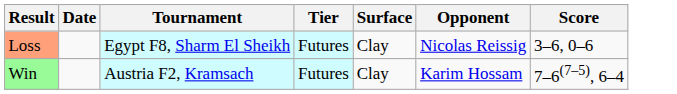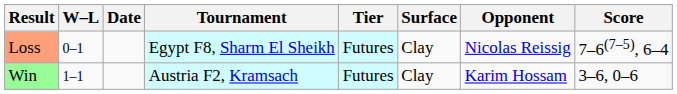+ column: (81, 17)
(564, 44) 3–6, 0–6 -> (624, 47) 7–6(7–5), 6–4
(579, 74) 7–6(7–5), 6–4 -> (608, 76) 3–6, 0–6
